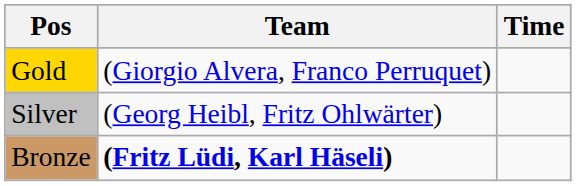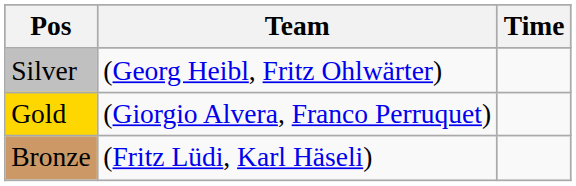rows swapped: (39, 69) <-> (44, 113)
(248, 157) bold -> (238, 157) normal
